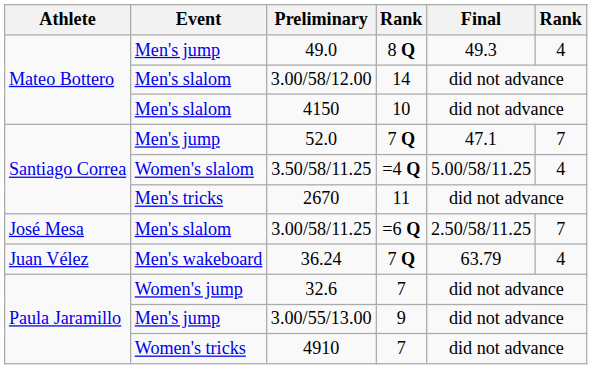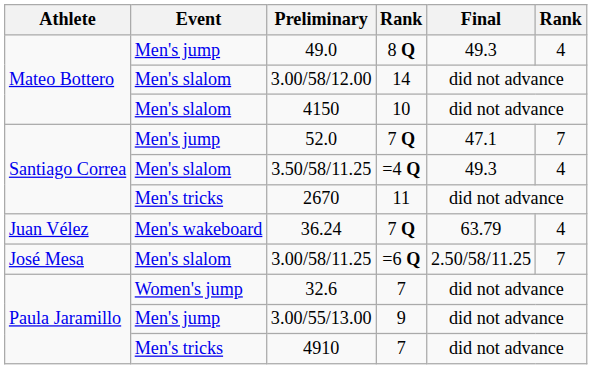(194, 169) Women's slalom -> (183, 169) Men's slalom
(481, 169) 5.00/58/11.25 -> (481, 169) 49.3
rows swapped: (321, 229) <-> (321, 259)
(190, 349) Women's tricks -> (179, 349) Men's tricks
